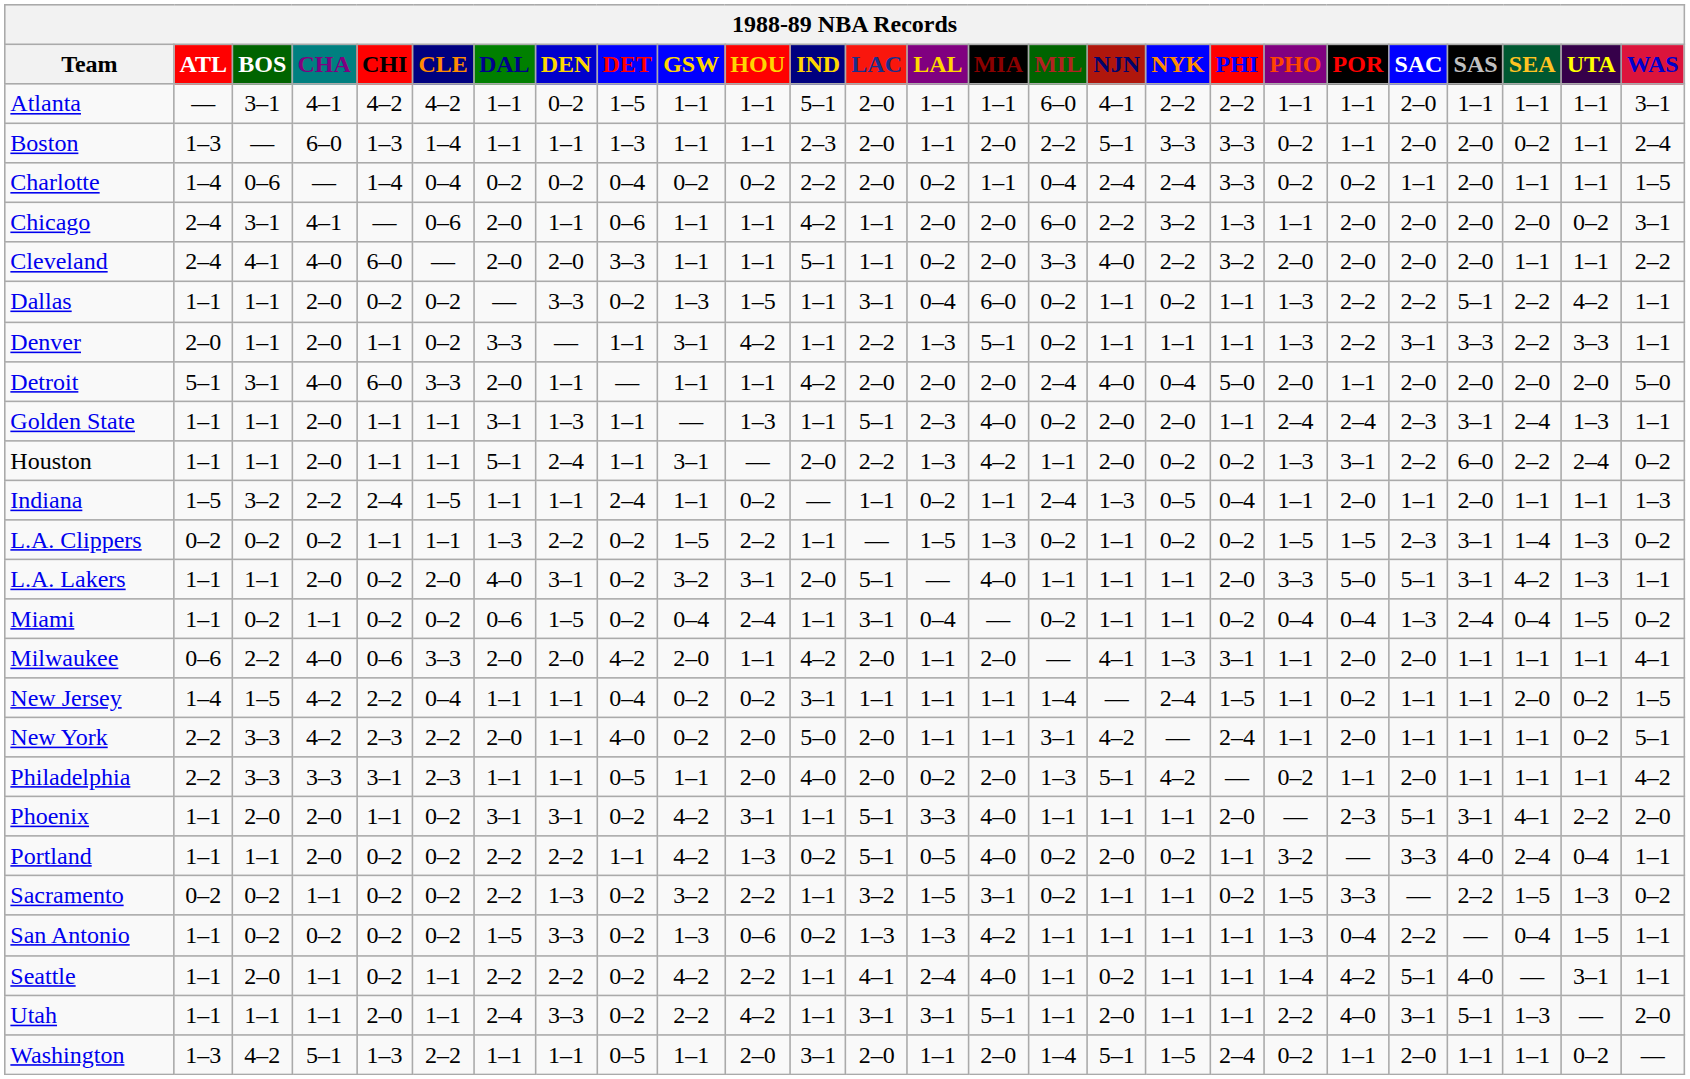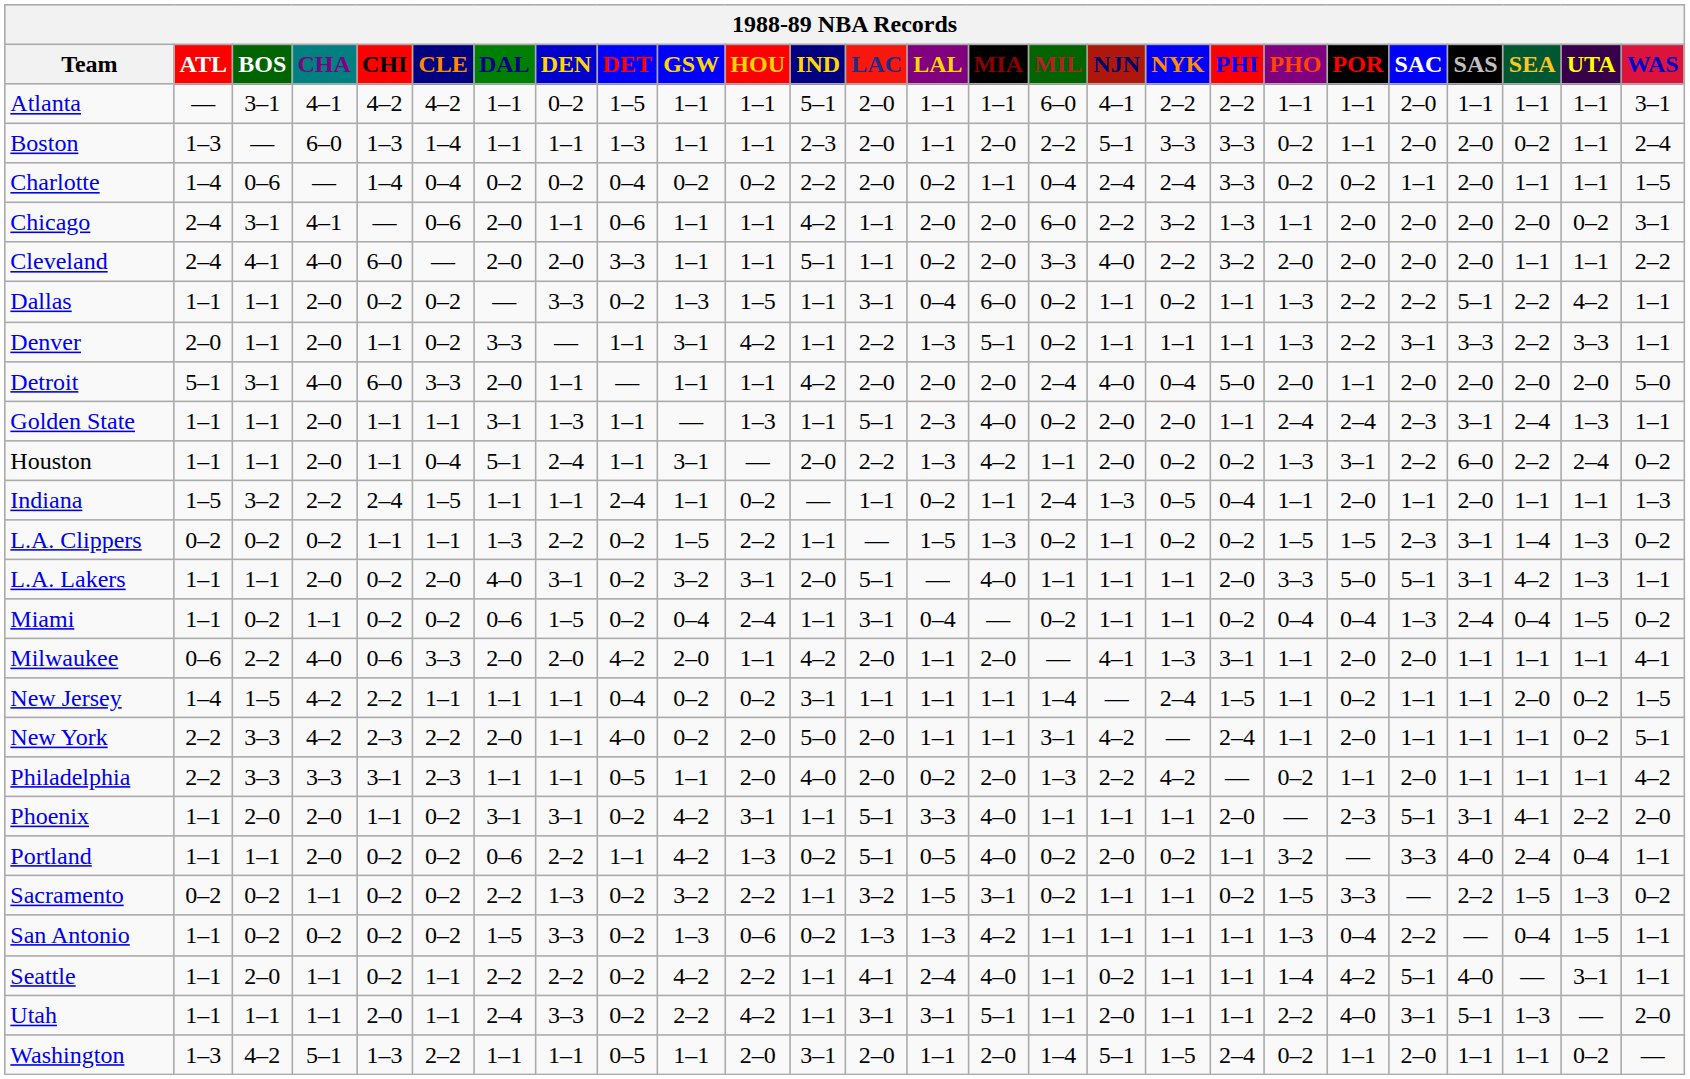(443, 460) 1–1 -> (443, 460) 0–4
(443, 697) 0–4 -> (443, 697) 1–1
(1117, 776) 5–1 -> (1117, 776) 2–2
(504, 856) 2–2 -> (504, 856) 0–6
